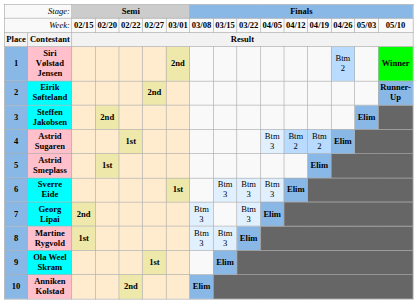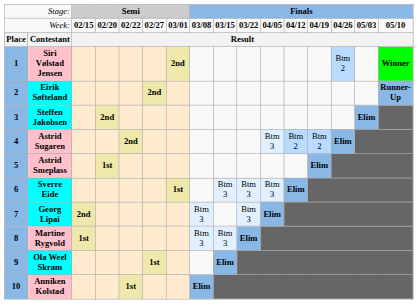(131, 141) 1st -> (131, 141) 2nd
(131, 286) 2nd -> (131, 286) 1st
